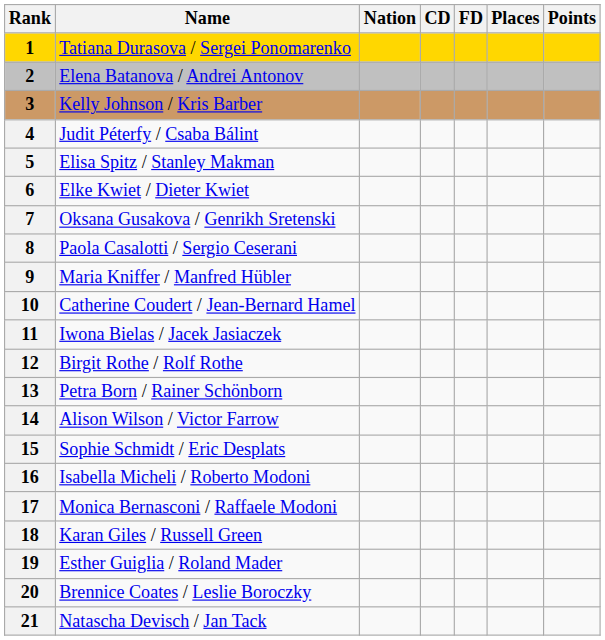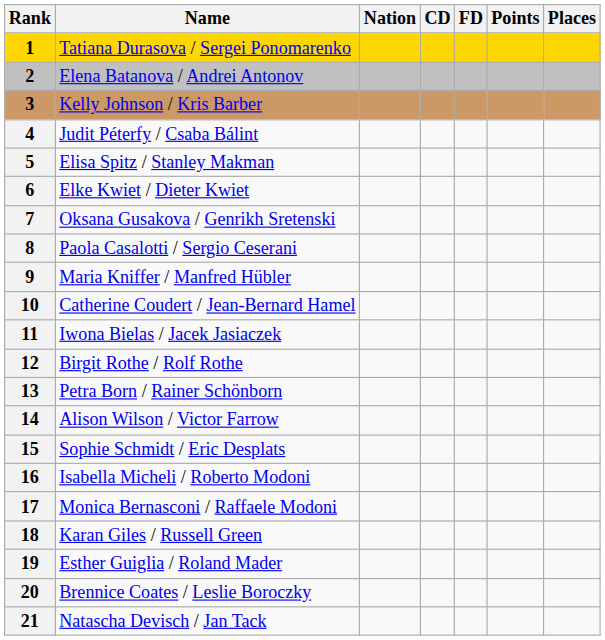columns swapped: (572, 18) <-> (515, 18)
